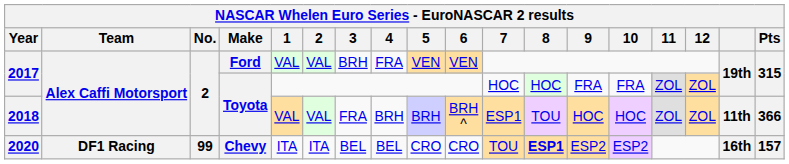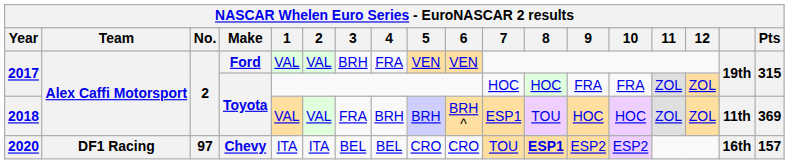(770, 116) 366 -> (770, 116) 369
(205, 147) 99 -> (205, 147) 97
